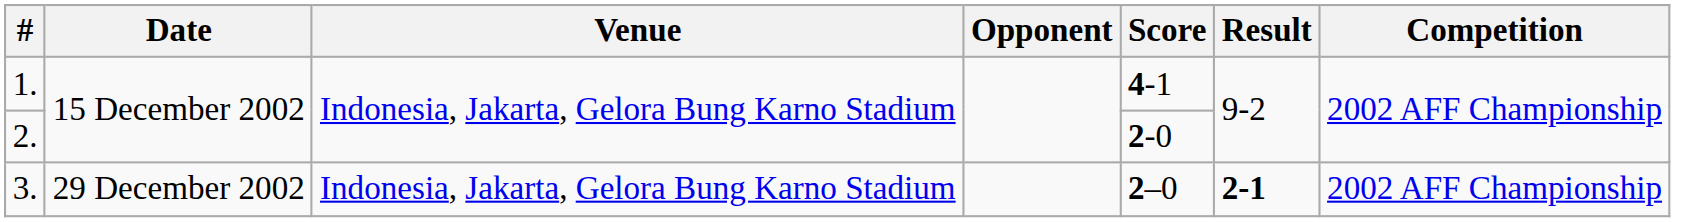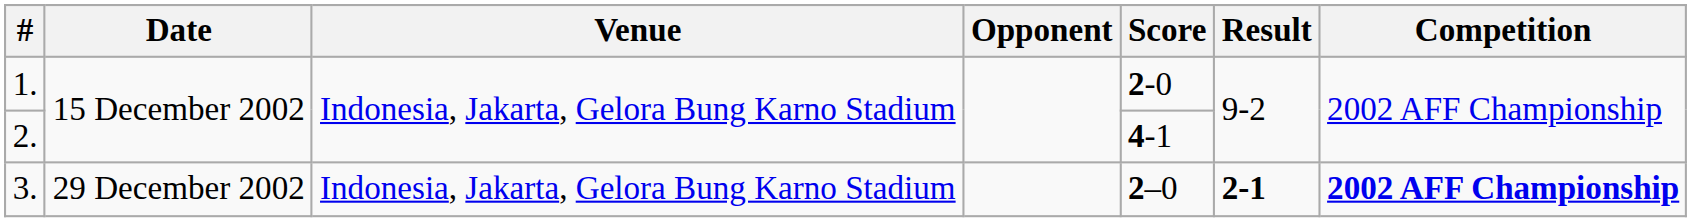(1150, 83) 4-1 -> (1150, 83) 2-0
(1150, 135) 2-0 -> (1150, 135) 4-1
(1495, 188) normal -> (1503, 188) bold
